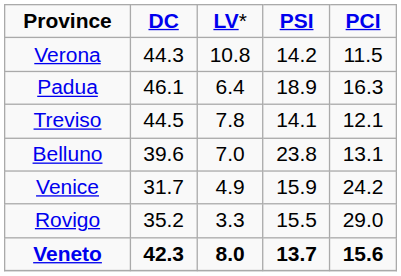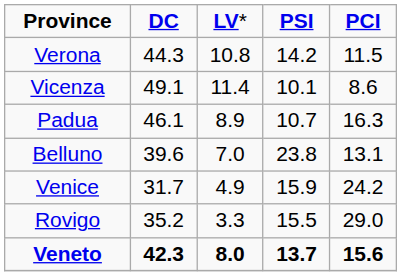+ row: (68, 87)
(230, 87) 6.4 -> (230, 120) 8.9
(297, 87) 18.9 -> (297, 120) 10.7
- row: (68, 120)
